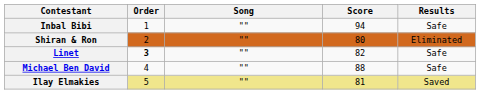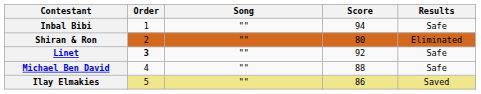(360, 54) 82 -> (360, 54) 92
(360, 82) 81 -> (360, 82) 86
